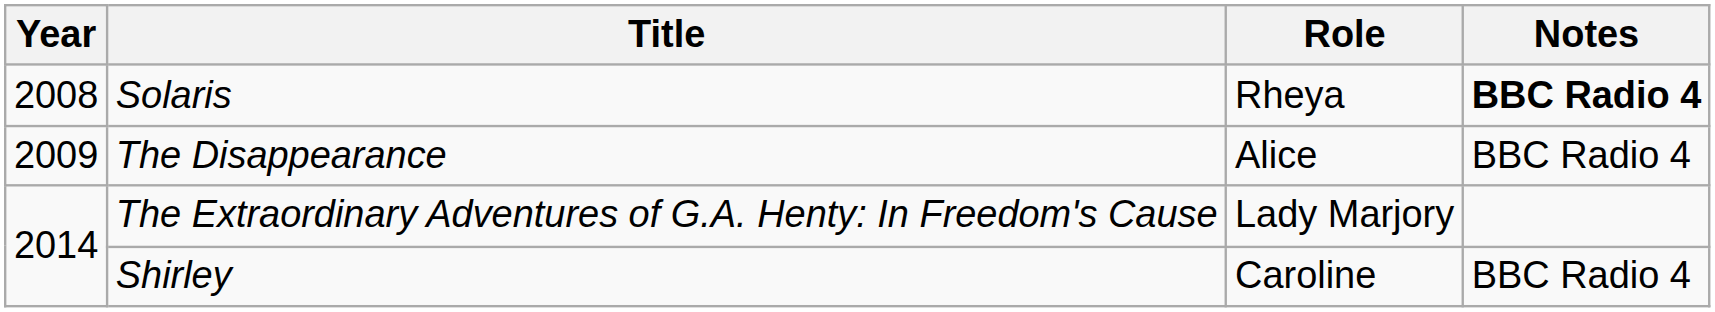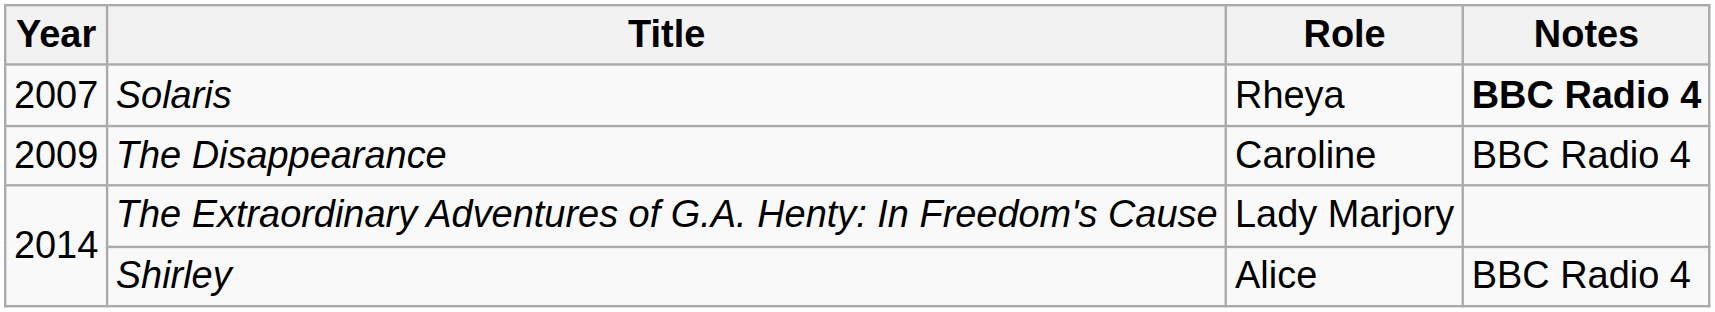(56, 94) 2008 -> (56, 94) 2007
(1276, 154) Alice -> (1306, 154) Caroline
(1306, 275) Caroline -> (1276, 275) Alice
